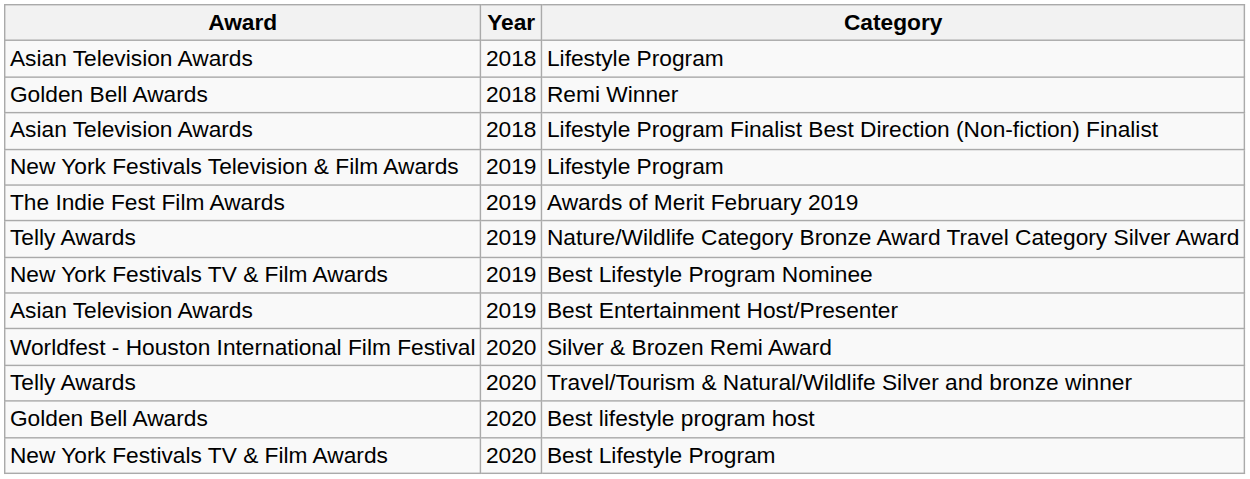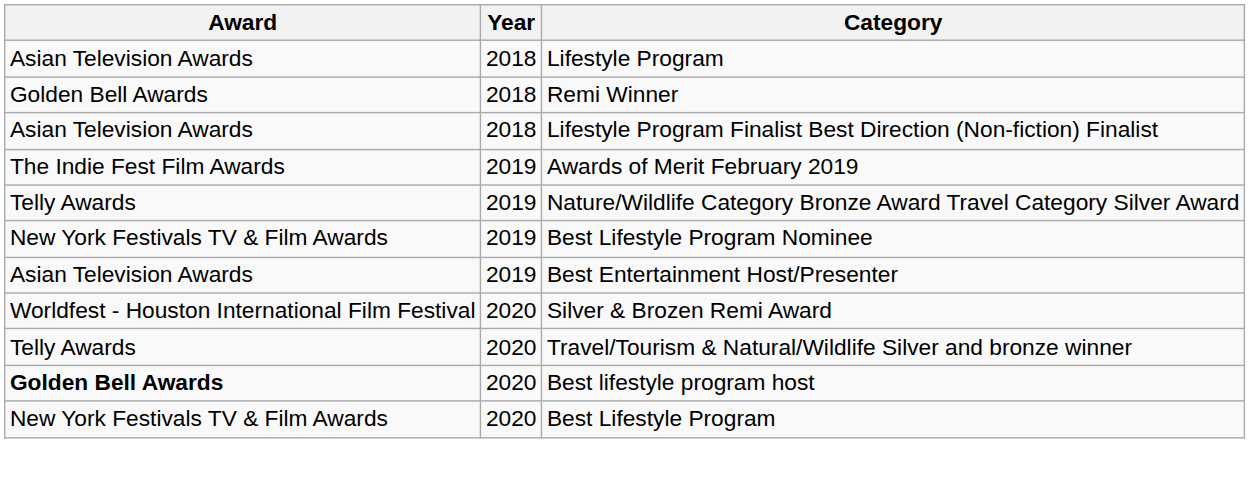- row: (511, 166)
(109, 418) normal -> (117, 382) bold
